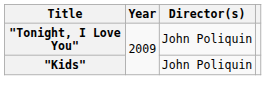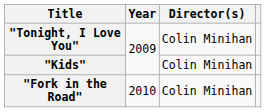(207, 39) John Poliquin -> (207, 39) Colin Minihan
(207, 65) John Poliquin -> (207, 65) Colin Minihan
+ row: (65, 90)
